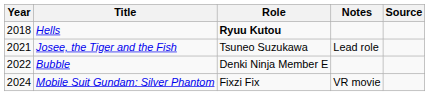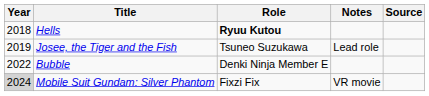(19, 47) 2021 -> (19, 47) 2019
(19, 82) no background -> (19, 82) lightgrey background
